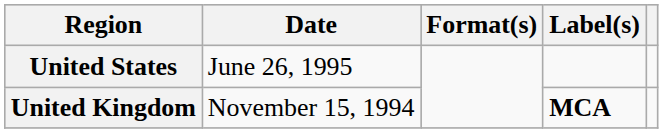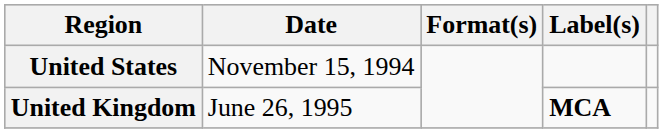(280, 66) June 26, 1995 -> (311, 66) November 15, 1994
(311, 107) November 15, 1994 -> (280, 107) June 26, 1995
